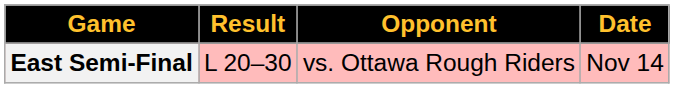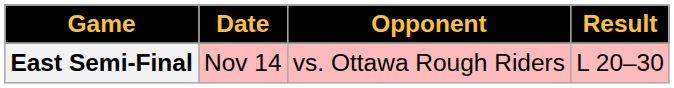columns swapped: (625, 23) <-> (248, 23)
